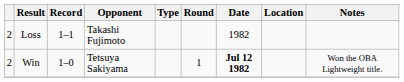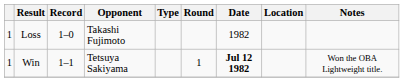(9, 35) 2 -> (9, 35) 1
(66, 35) 1–1 -> (66, 35) 1–0
(9, 63) 2 -> (9, 63) 1
(66, 63) 1–0 -> (66, 63) 1–1
